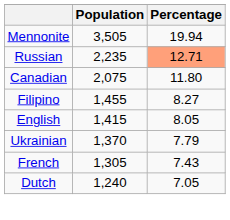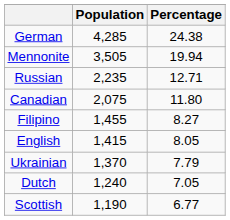+ row: (38, 36)
(186, 57) lightsalmon background -> (186, 78) no background
- row: (38, 162)
+ row: (38, 204)
